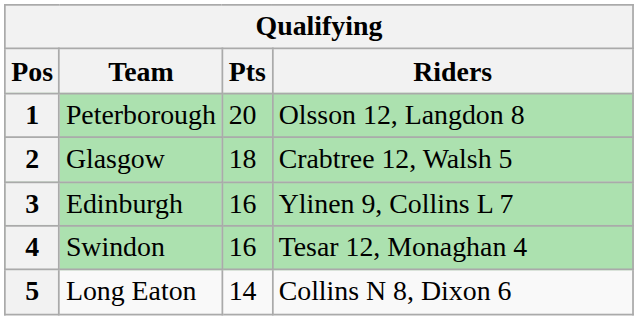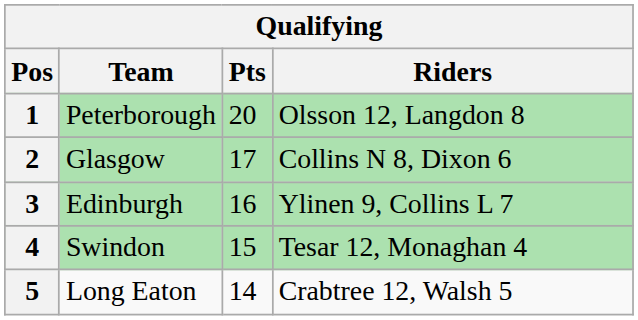(243, 159) 18 -> (243, 159) 17
(396, 159) Crabtree 12, Walsh 5 -> (395, 159) Collins N 8, Dixon 6
(243, 247) 16 -> (243, 247) 15
(395, 291) Collins N 8, Dixon 6 -> (396, 291) Crabtree 12, Walsh 5
